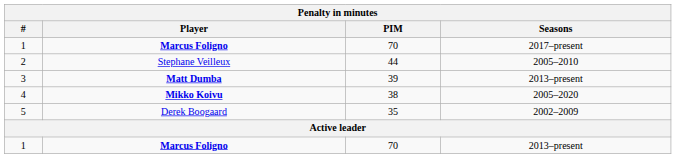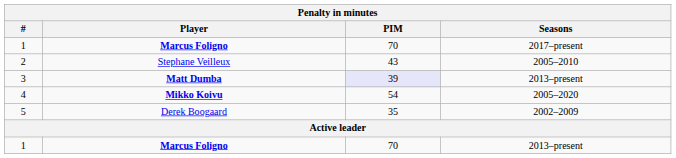(393, 62) 44 -> (393, 62) 43
(393, 79) no background -> (393, 79) lavender background
(393, 95) 38 -> (393, 95) 54
